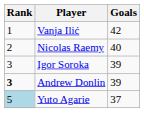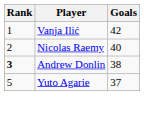- row: (63, 64)
(116, 82) 39 -> (116, 64) 38
(10, 99) lightblue background -> (10, 82) no background
